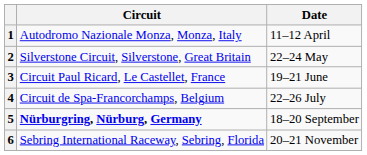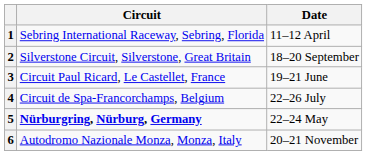(131, 35) Autodromo Nazionale Monza, Monza, Italy -> (142, 35) Sebring International Raceway, Sebring, Florida
(299, 56) 22–24 May -> (314, 56) 18–20 September
(314, 118) 18–20 September -> (299, 118) 22–24 May
(142, 139) Sebring International Raceway, Sebring, Florida -> (131, 139) Autodromo Nazionale Monza, Monza, Italy
